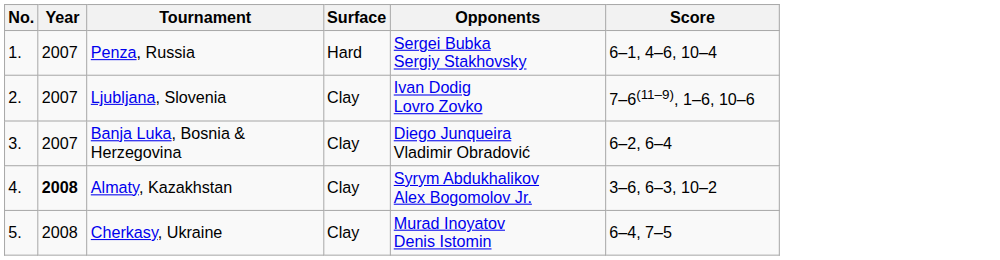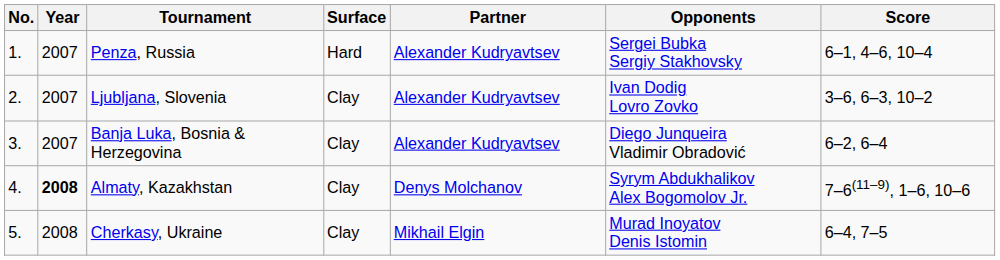+ column: (498, 17)
(682, 97) 7–6(11–9), 1–6, 10–6 -> (879, 97) 3–6, 6–3, 10–2
(663, 187) 3–6, 6–3, 10–2 -> (897, 187) 7–6(11–9), 1–6, 10–6
